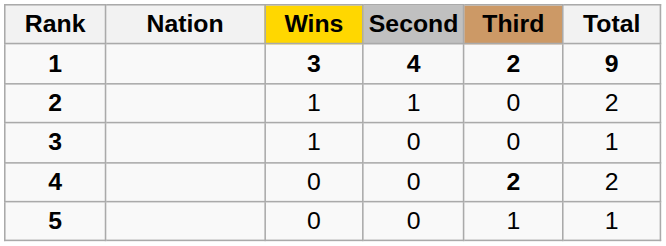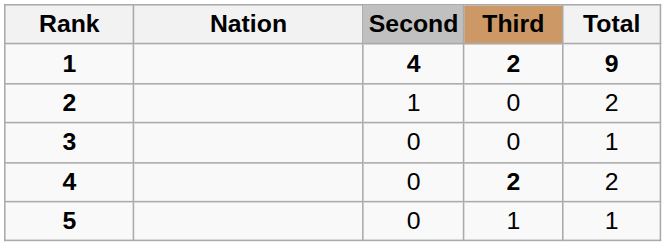- column: (314, 24)
